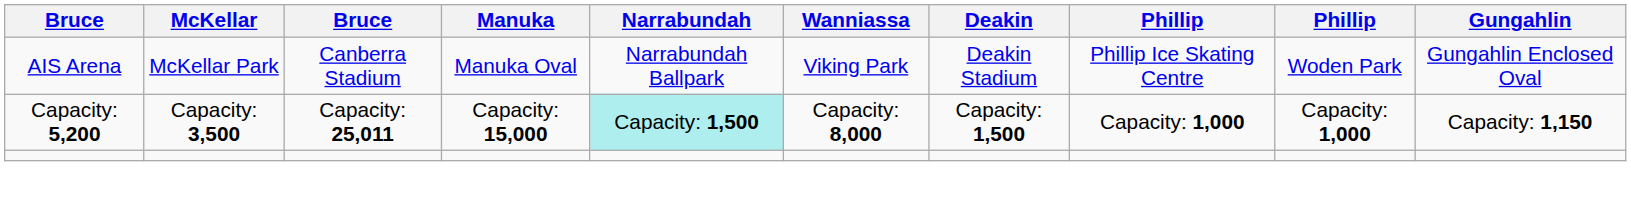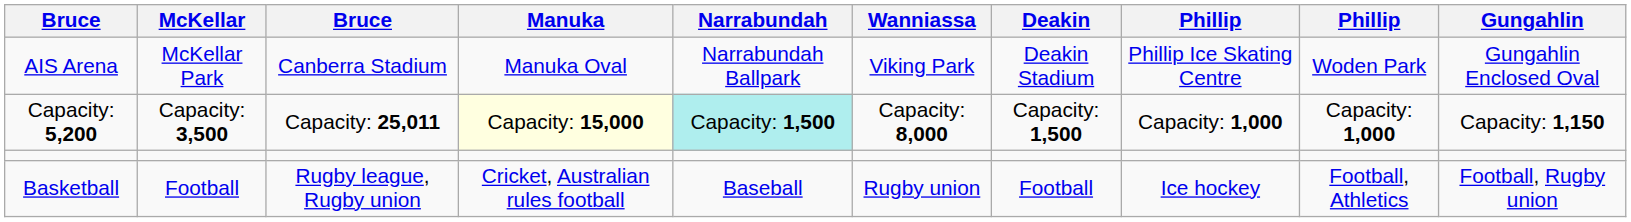(516, 122) no background -> (566, 122) lightyellow background
+ row: (71, 188)
